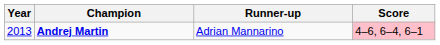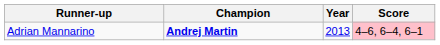columns swapped: (19, 14) <-> (273, 14)
